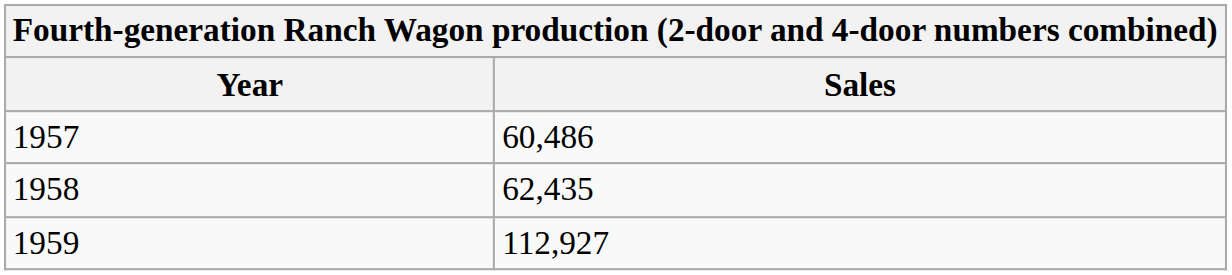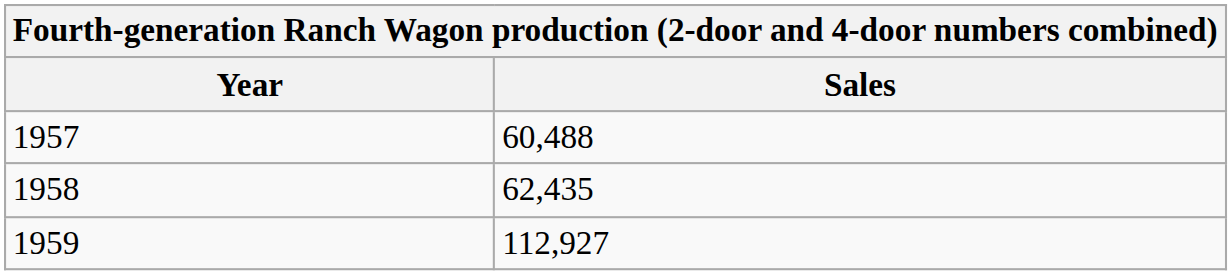(548, 136) 60,486 -> (548, 136) 60,488
